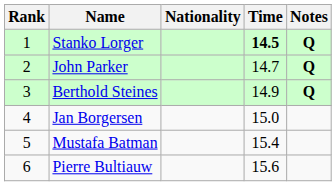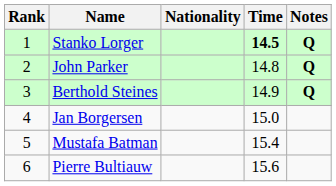(265, 67) 14.7 -> (265, 67) 14.8
